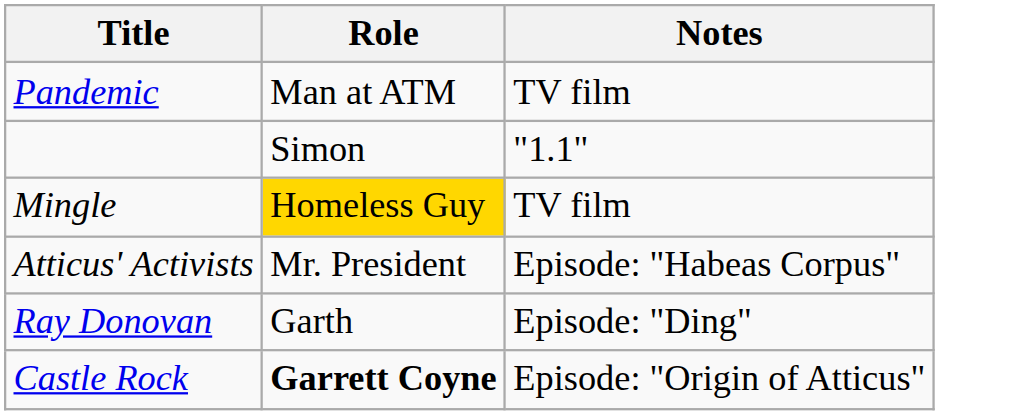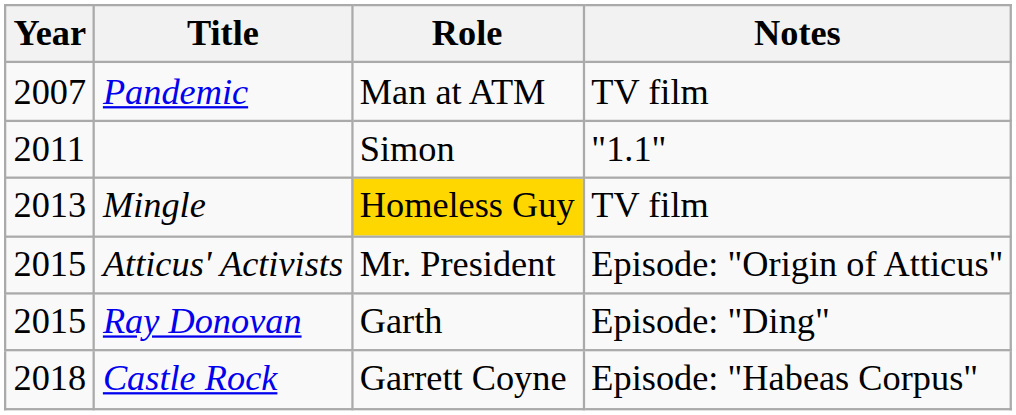+ column: (50, 33)
(707, 263) Episode: "Habeas Corpus" -> (797, 263) Episode: "Origin of Atticus"
(383, 378) bold -> (463, 378) normal
(719, 378) Episode: "Origin of Atticus" -> (785, 378) Episode: "Habeas Corpus"
